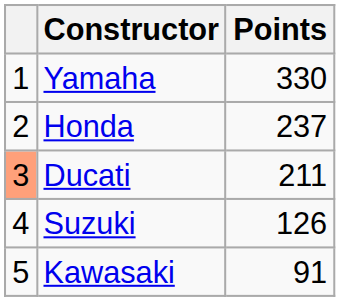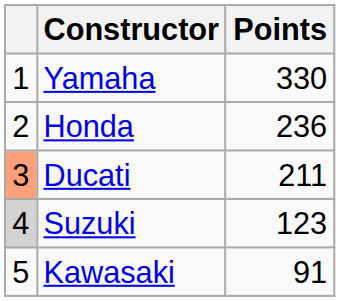(301, 127) 237 -> (301, 127) 236
(21, 224) no background -> (21, 224) lightgrey background
(301, 224) 126 -> (301, 224) 123
